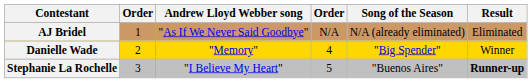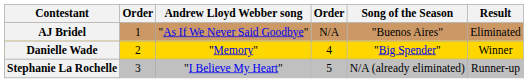(407, 31) N/A (already eliminated) -> (407, 31) "Buenos Aires"
(407, 68) "Buenos Aires" -> (407, 68) N/A (already eliminated)
(497, 68) bold -> (495, 68) normal
